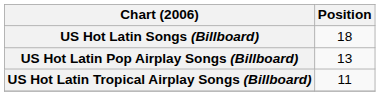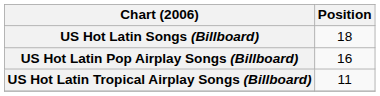(345, 58) 13 -> (345, 58) 16
